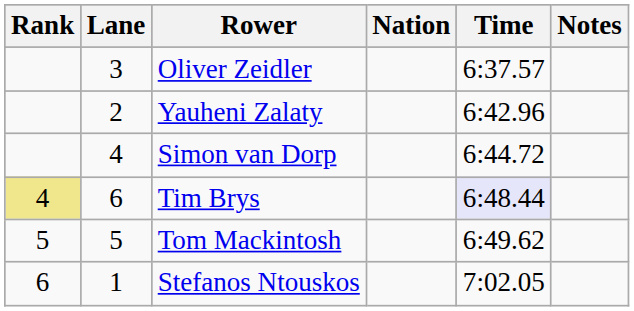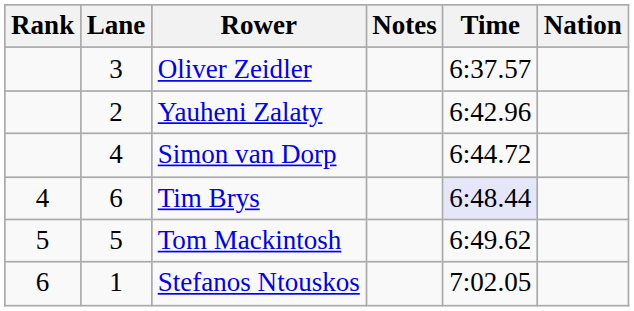columns swapped: (411, 25) <-> (590, 25)
(43, 197) khaki background -> (43, 197) no background
